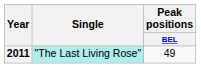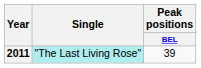(170, 54) 49 -> (170, 54) 39
